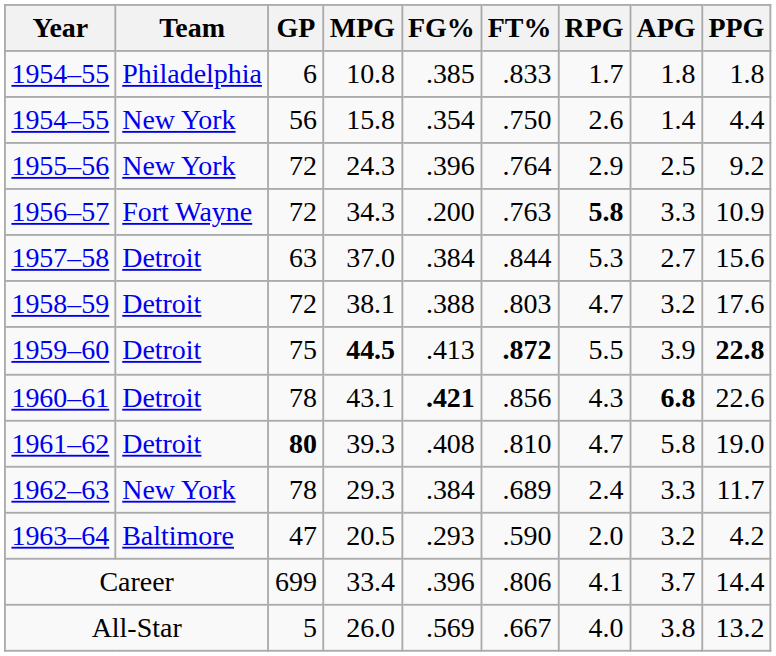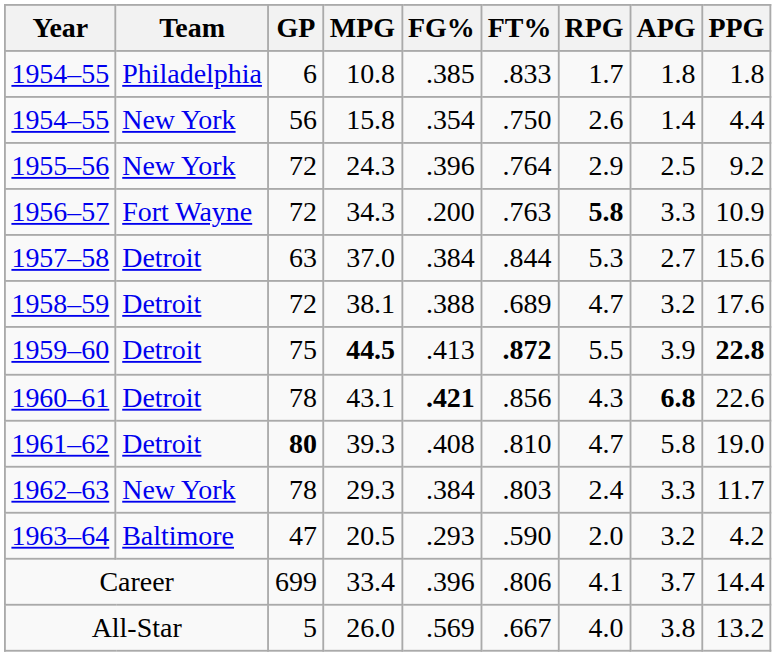(527, 304) .803 -> (527, 304) .689
(527, 488) .689 -> (527, 488) .803
